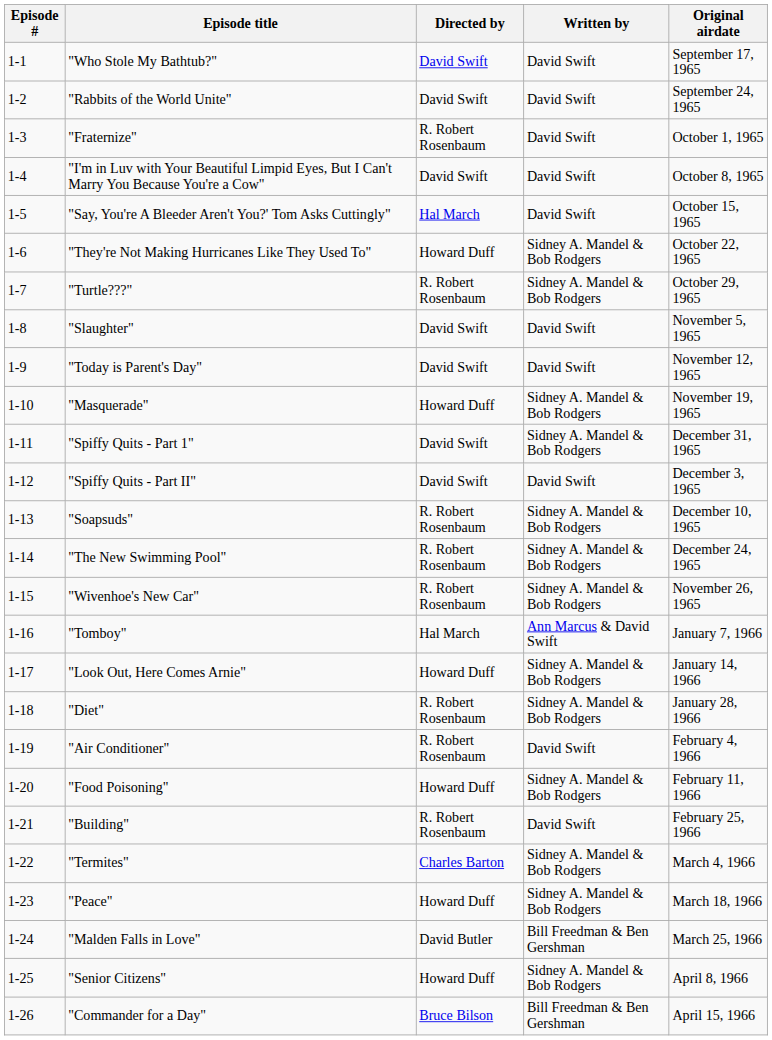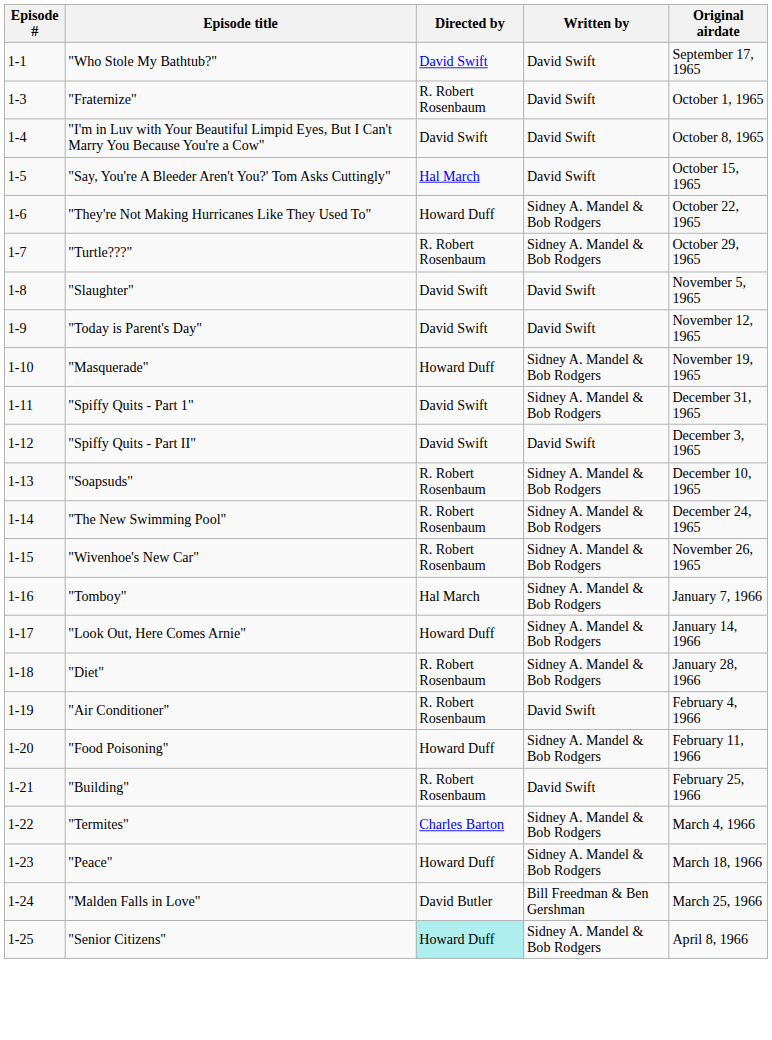- row: (150, 99)
(588, 634) Ann Marcus & David Swift -> (585, 596) Sidney A. Mandel & Bob Rodgers
(457, 977) no background -> (457, 939) paleturquoise background
- row: (137, 1016)
